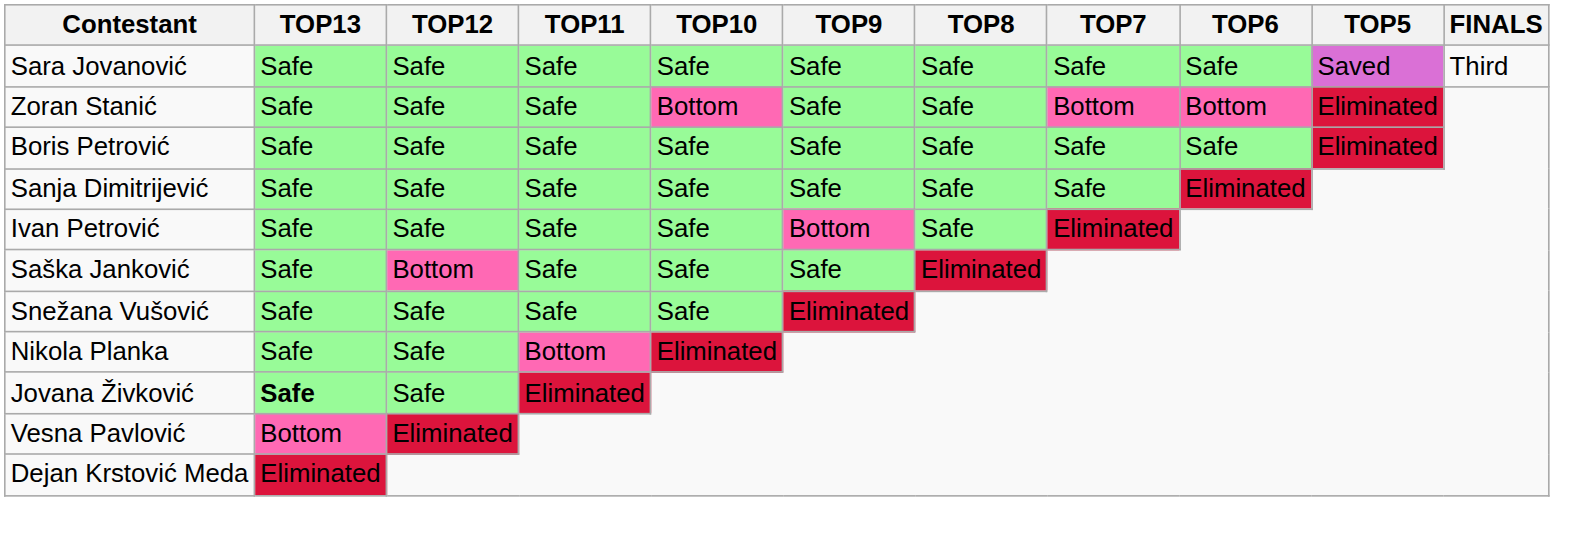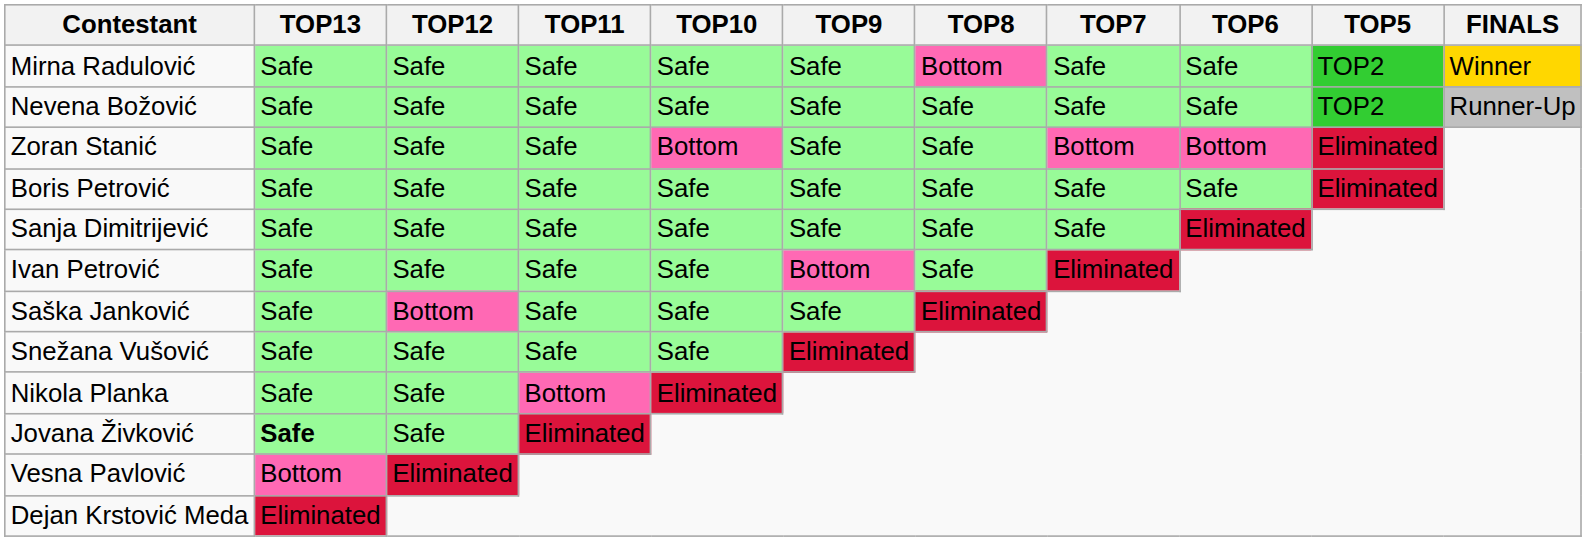+ row: (103, 65)
+ row: (104, 106)
- row: (99, 65)
